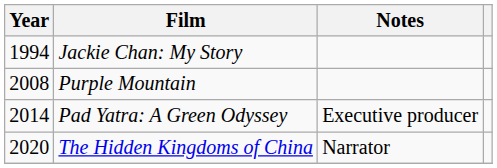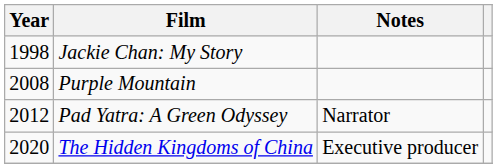(29, 52) 1994 -> (29, 52) 1998
(29, 115) 2014 -> (29, 115) 2012
(400, 115) Executive producer -> (356, 115) Narrator
(356, 147) Narrator -> (400, 147) Executive producer
